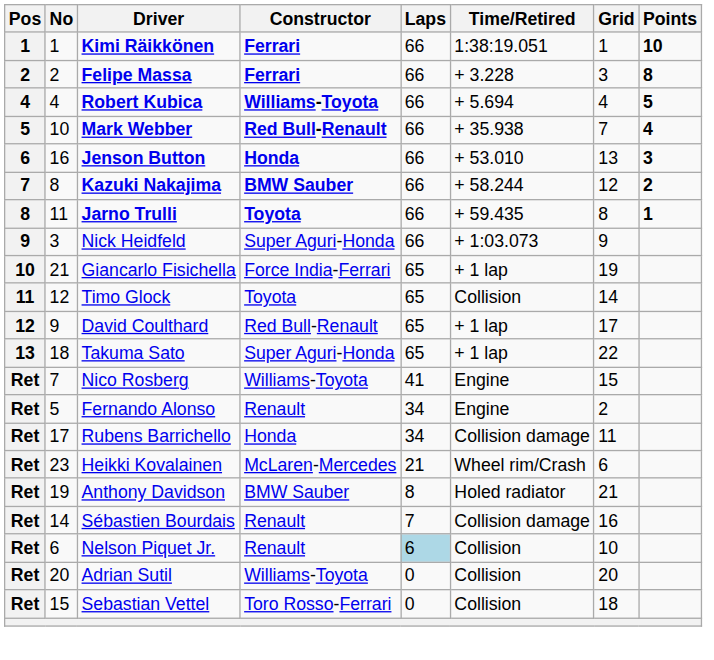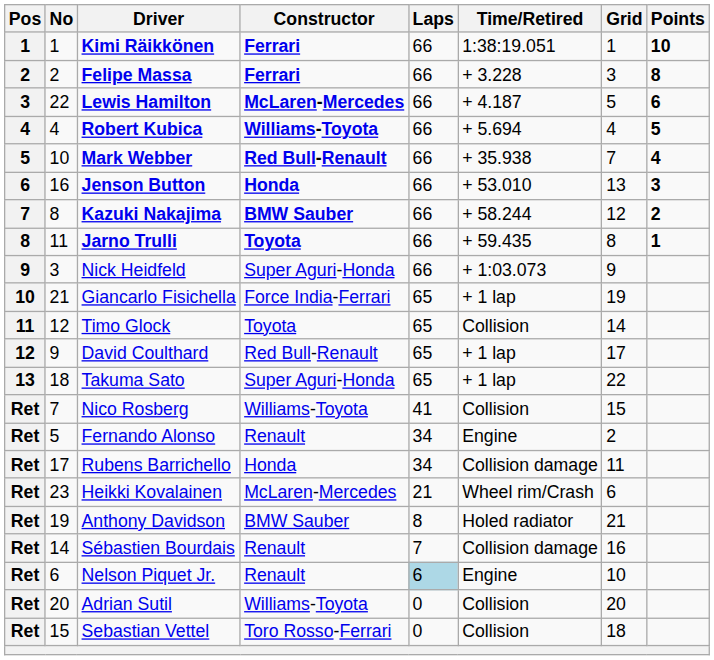+ row: (146, 102)
(482, 380) Engine -> (496, 408) Collision
(488, 548) Collision -> (490, 576) Engine
